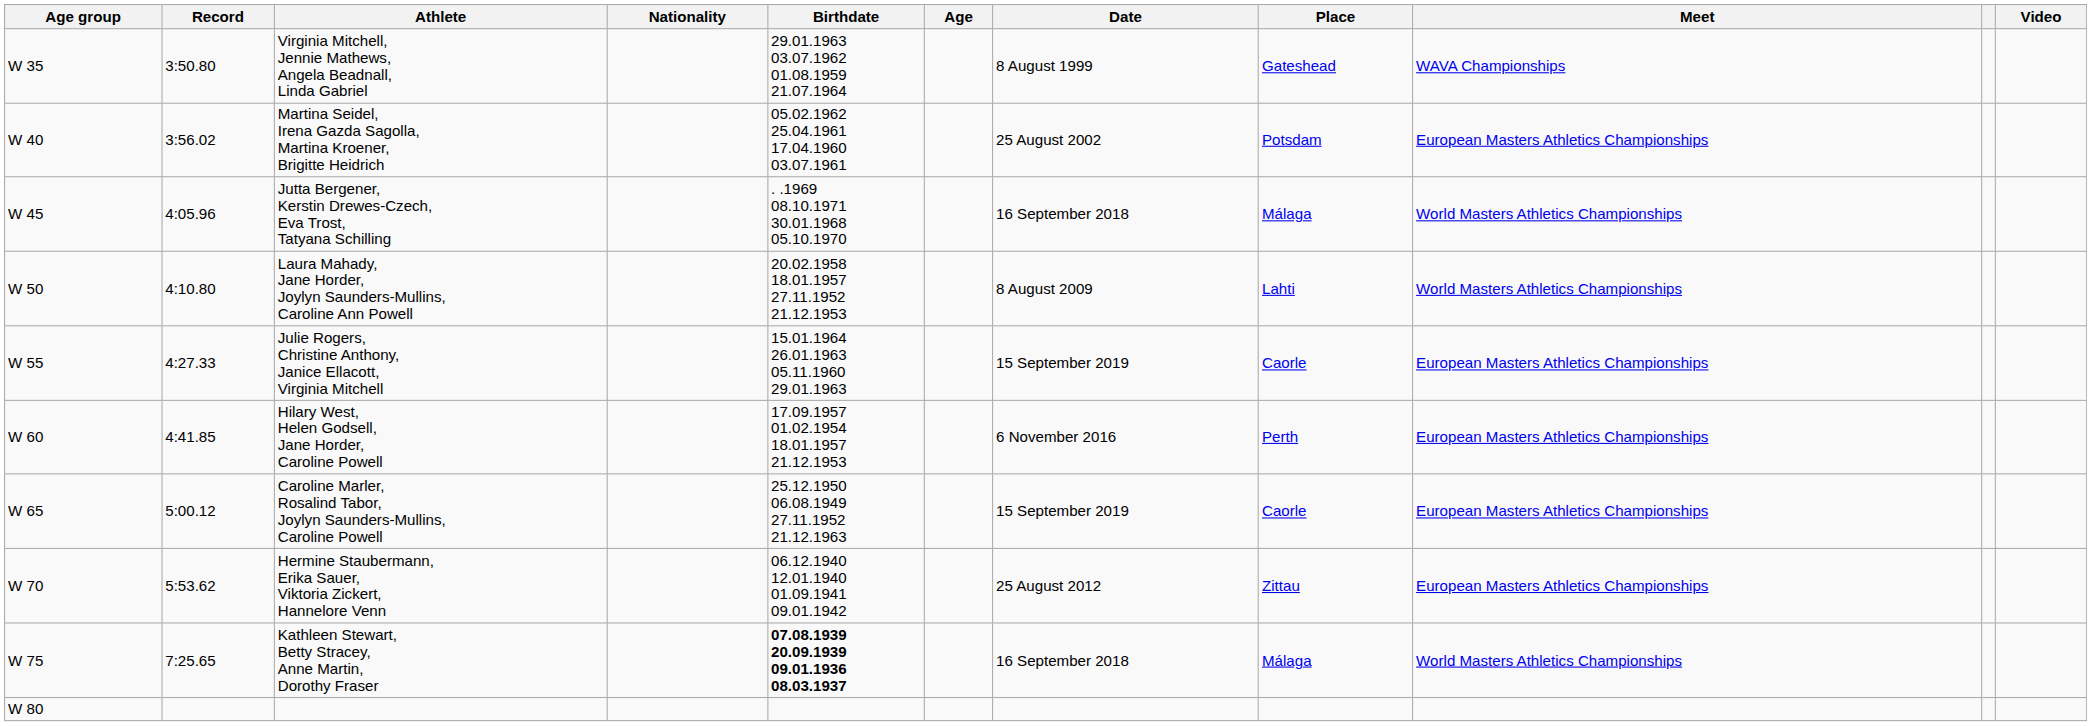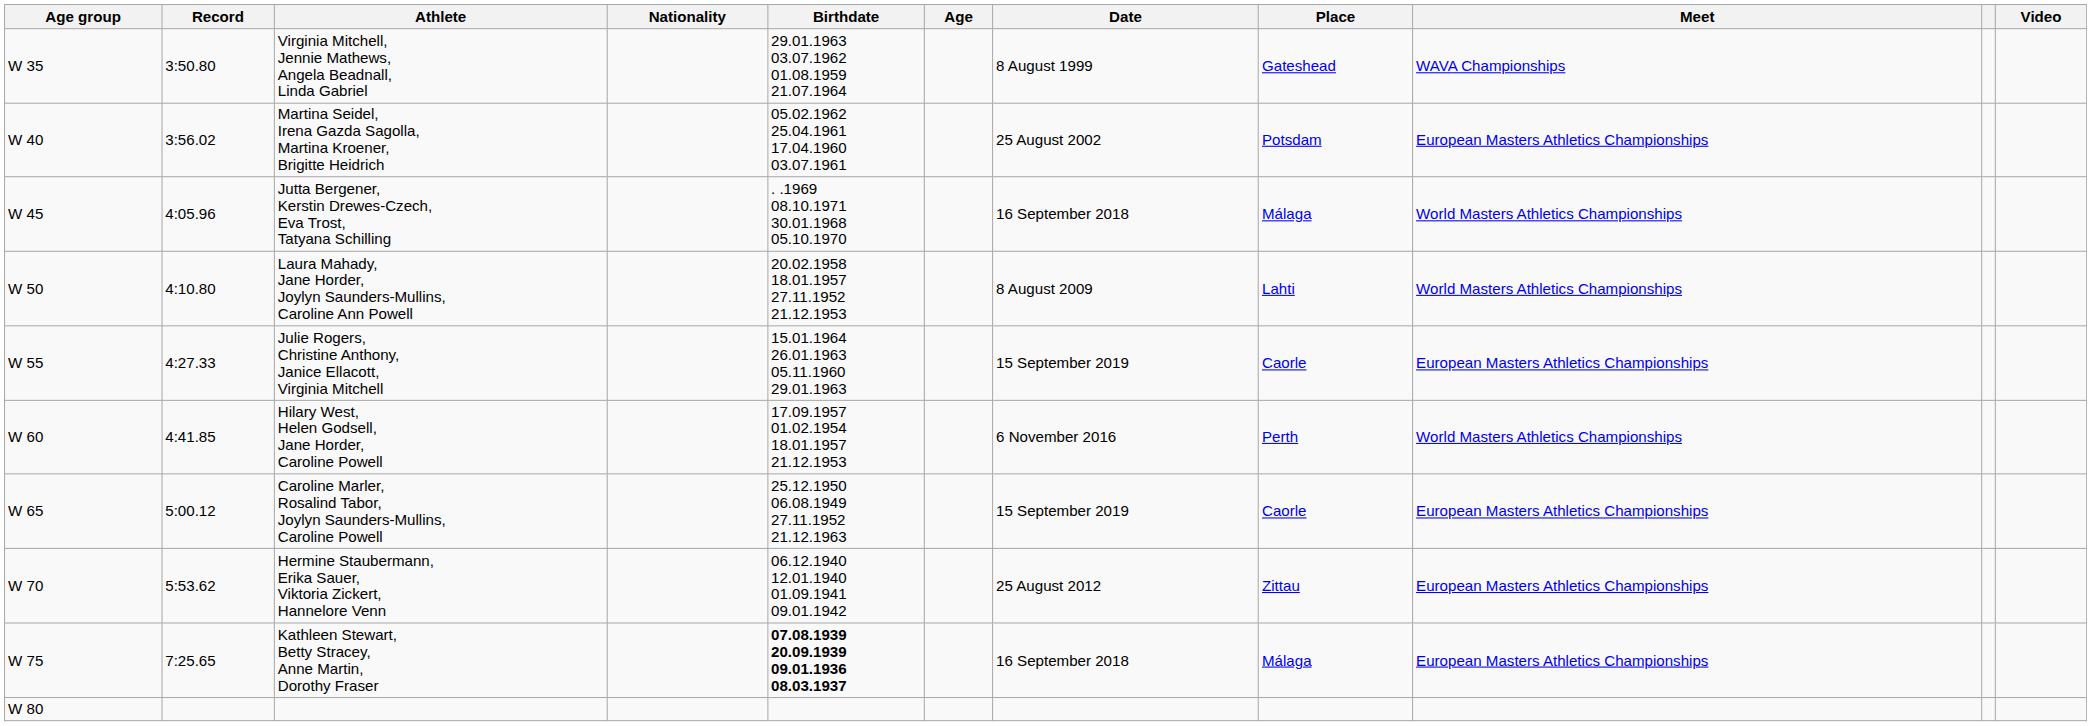(1562, 437) European Masters Athletics Championships -> (1549, 437) World Masters Athletics Championships
(1549, 660) World Masters Athletics Championships -> (1562, 660) European Masters Athletics Championships
